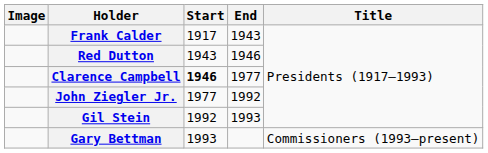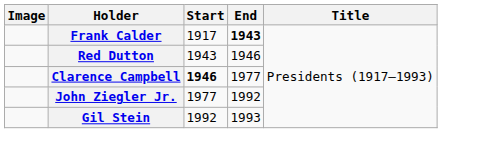(246, 35) normal -> (246, 35) bold
- row: (116, 138)
